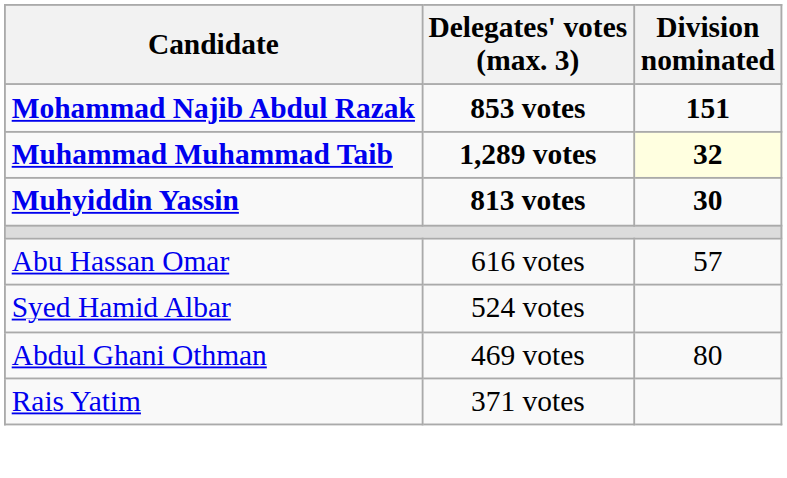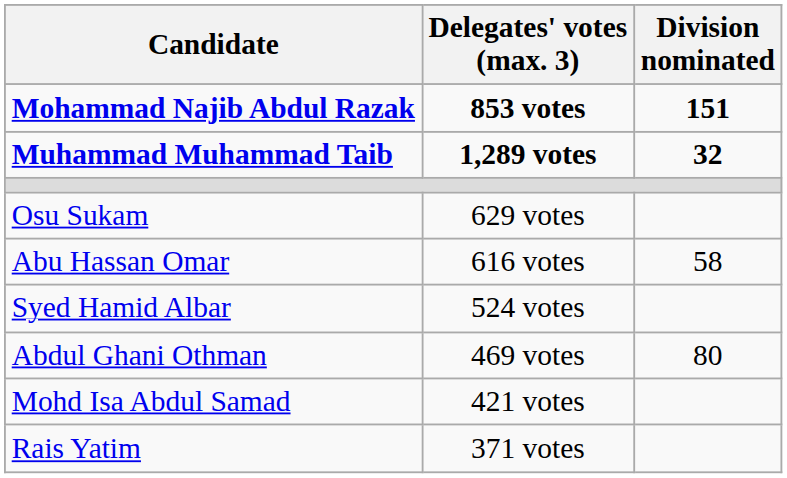(708, 154) lightyellow background -> (708, 154) no background
- row: (125, 201)
+ row: (80, 214)
(708, 261) 57 -> (708, 261) 58
+ row: (151, 401)
